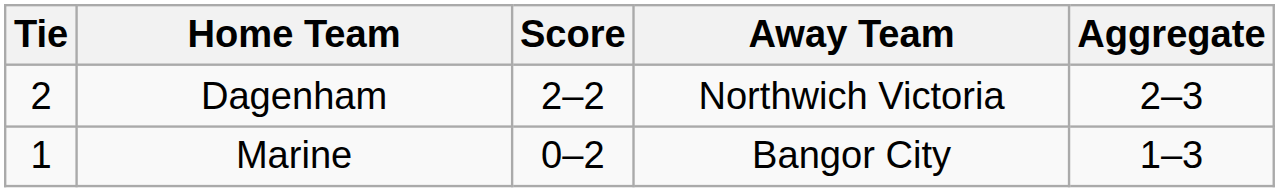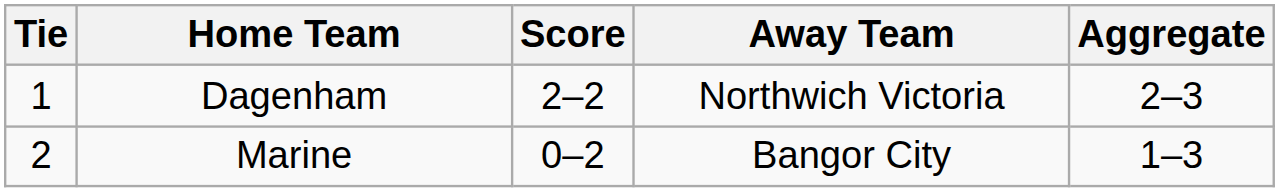(41, 95) 2 -> (41, 95) 1
(41, 155) 1 -> (41, 155) 2
